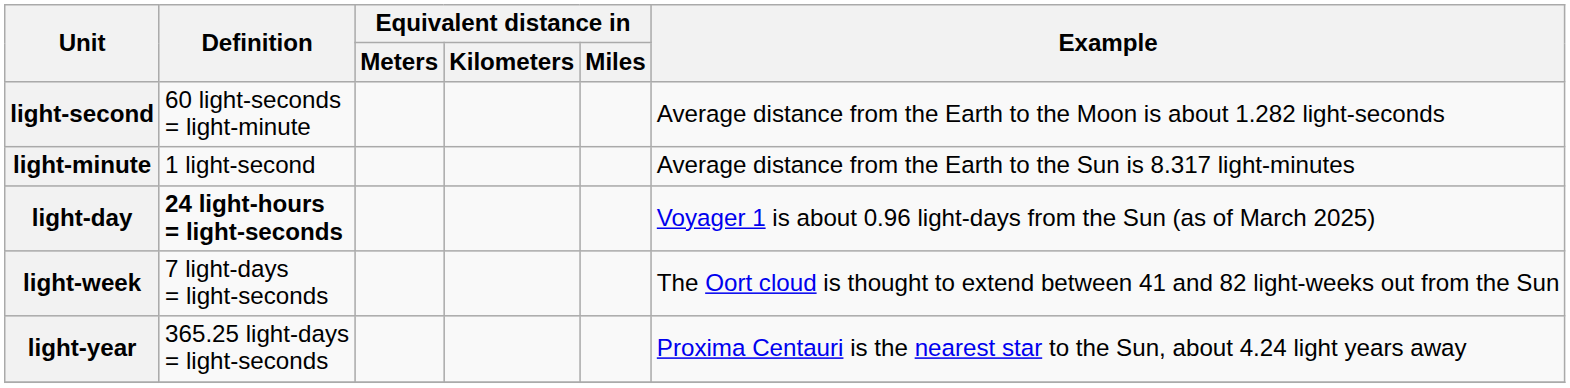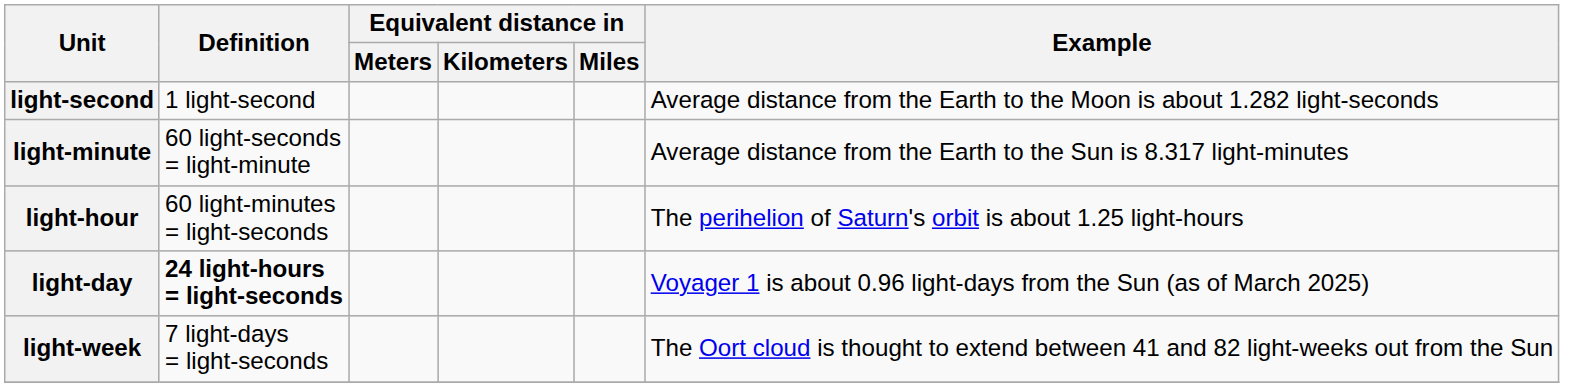(253, 113) 60 light-seconds = light-minute -> (240, 100) 1 light-second
(240, 165) 1 light-second -> (253, 152) 60 light-seconds = light-minute
+ row: (82, 217)
- row: (82, 348)
